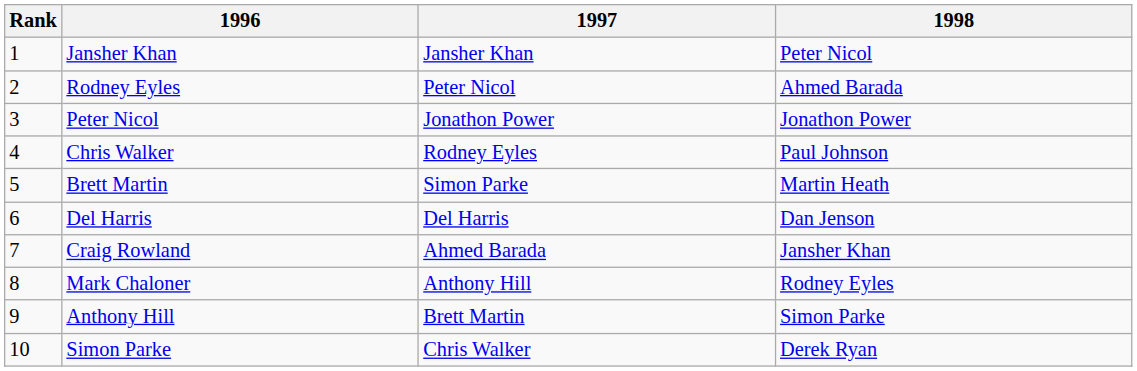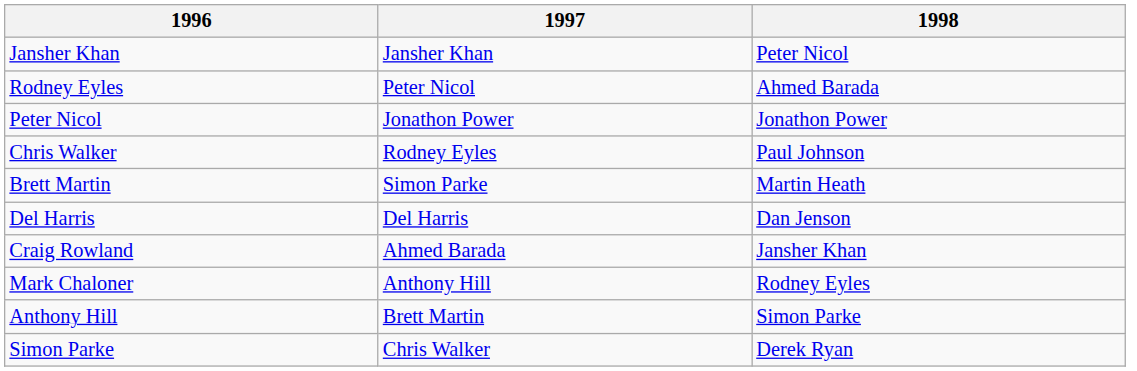- column: (33, 20)
